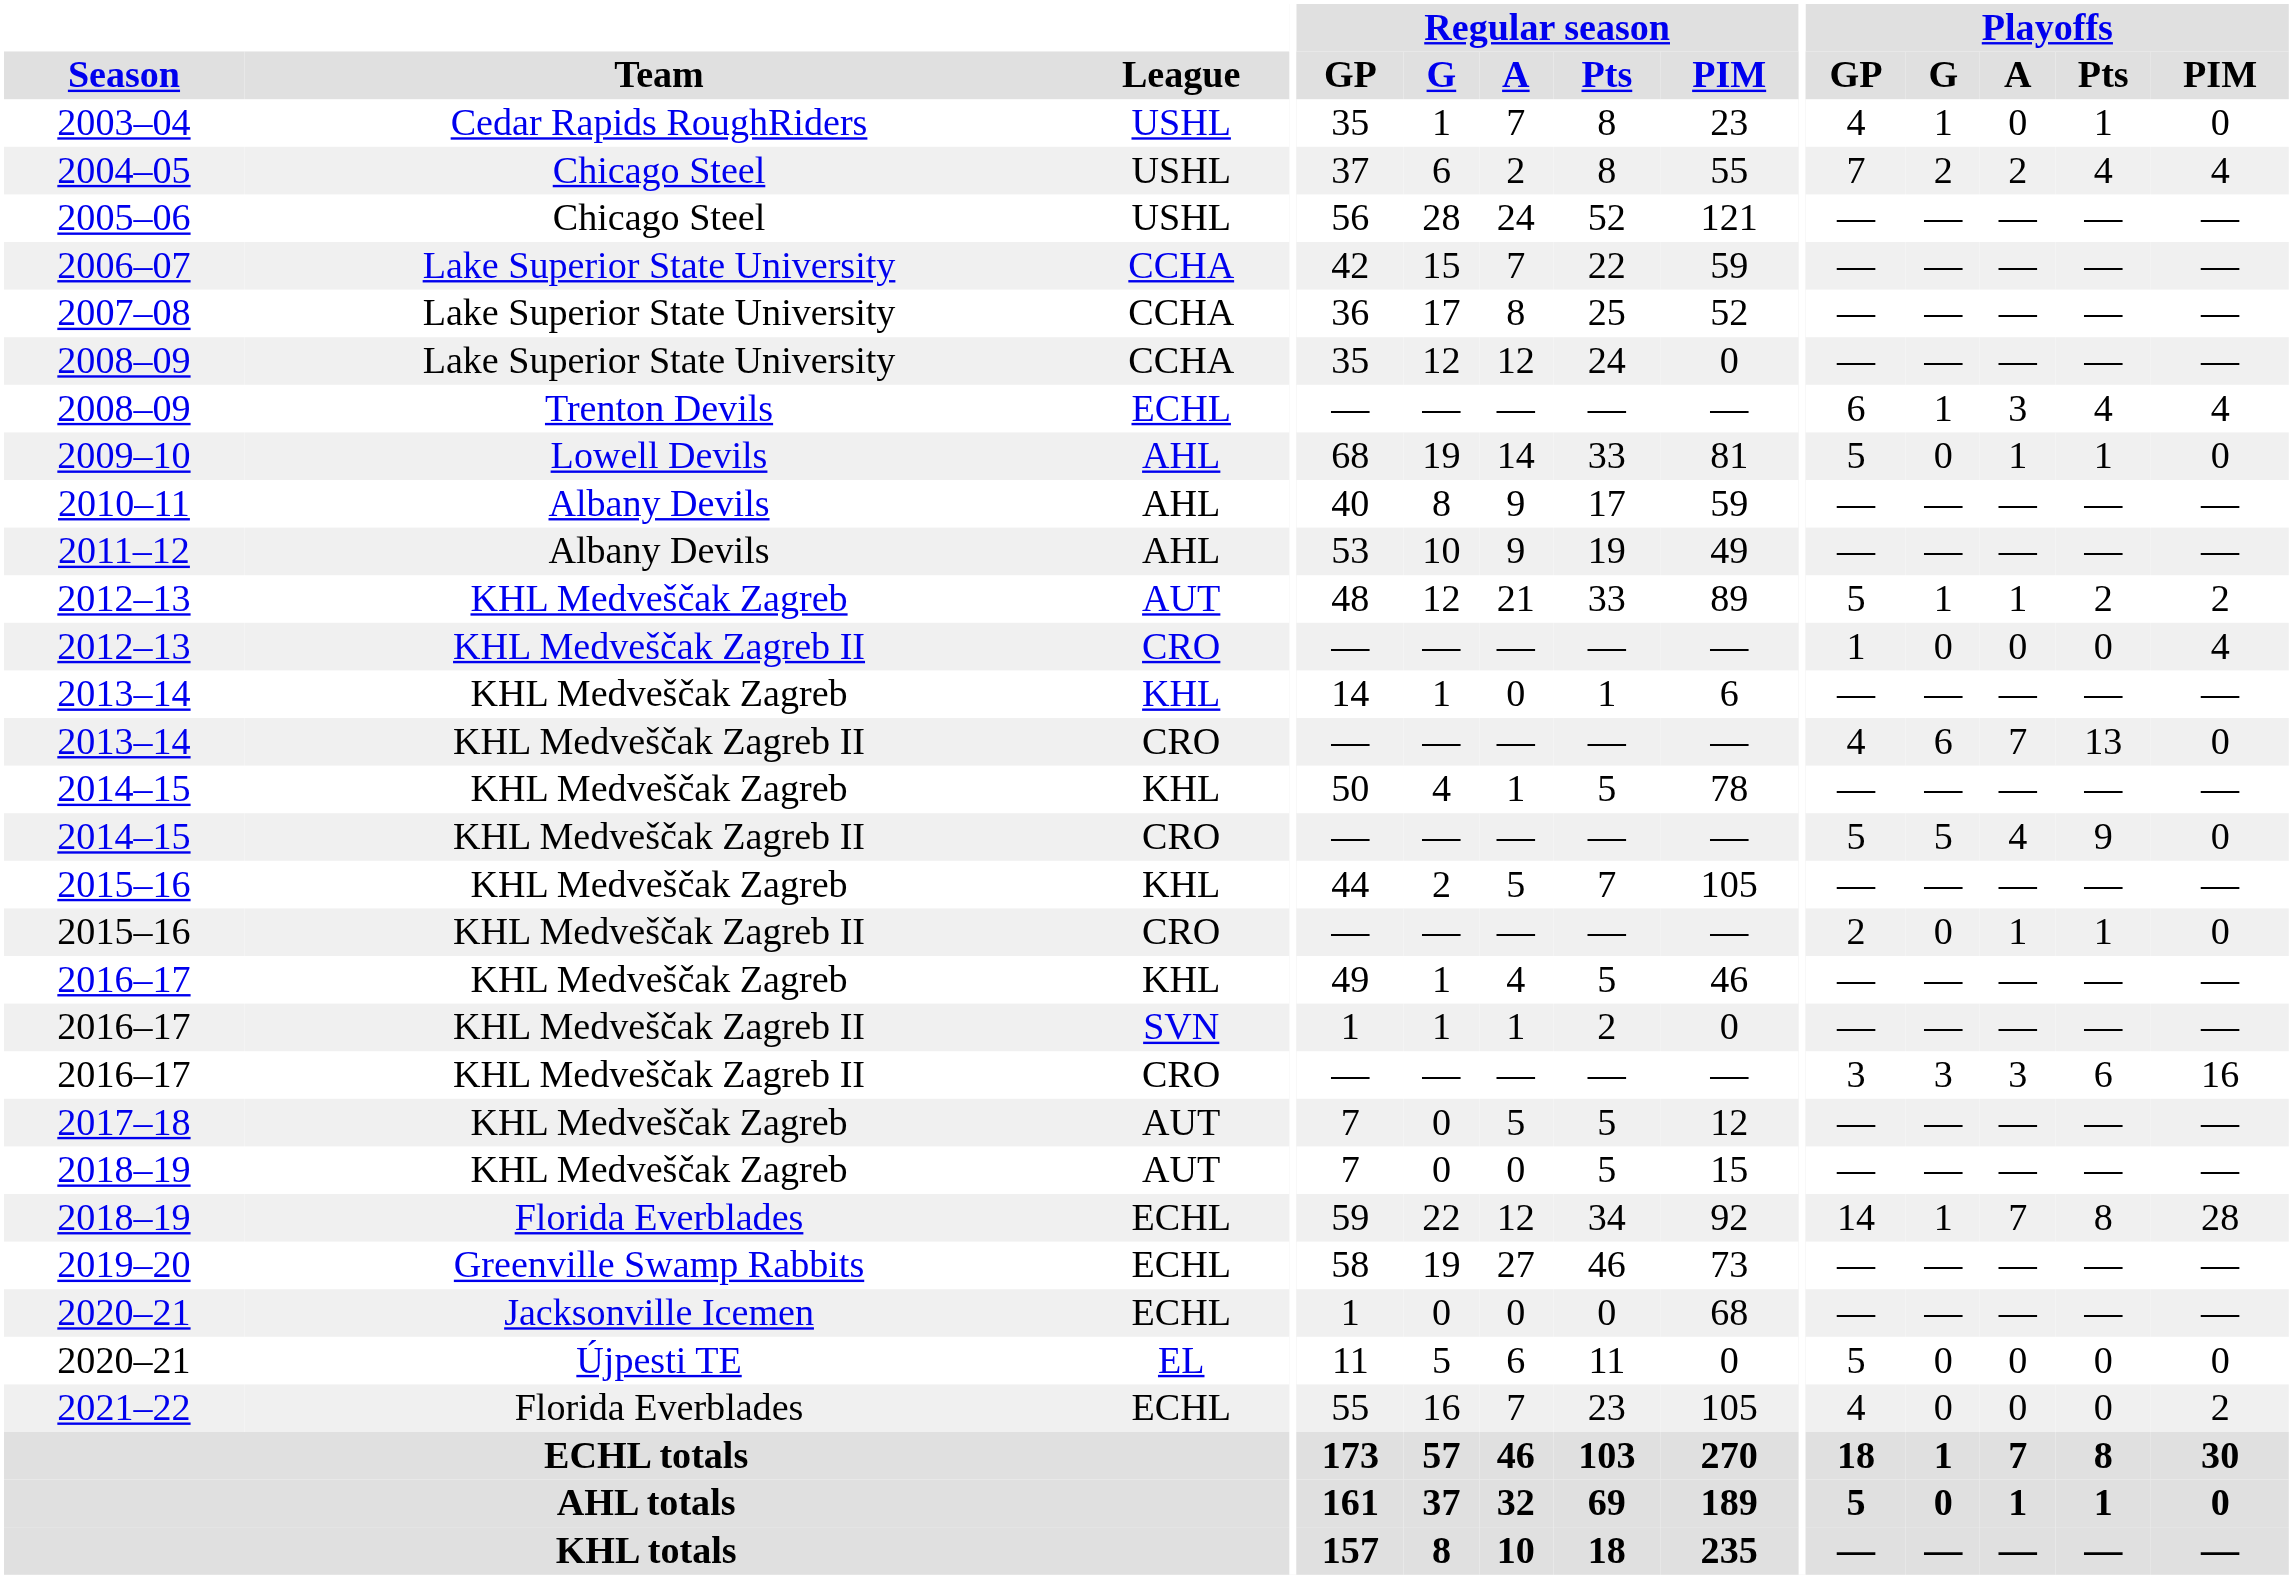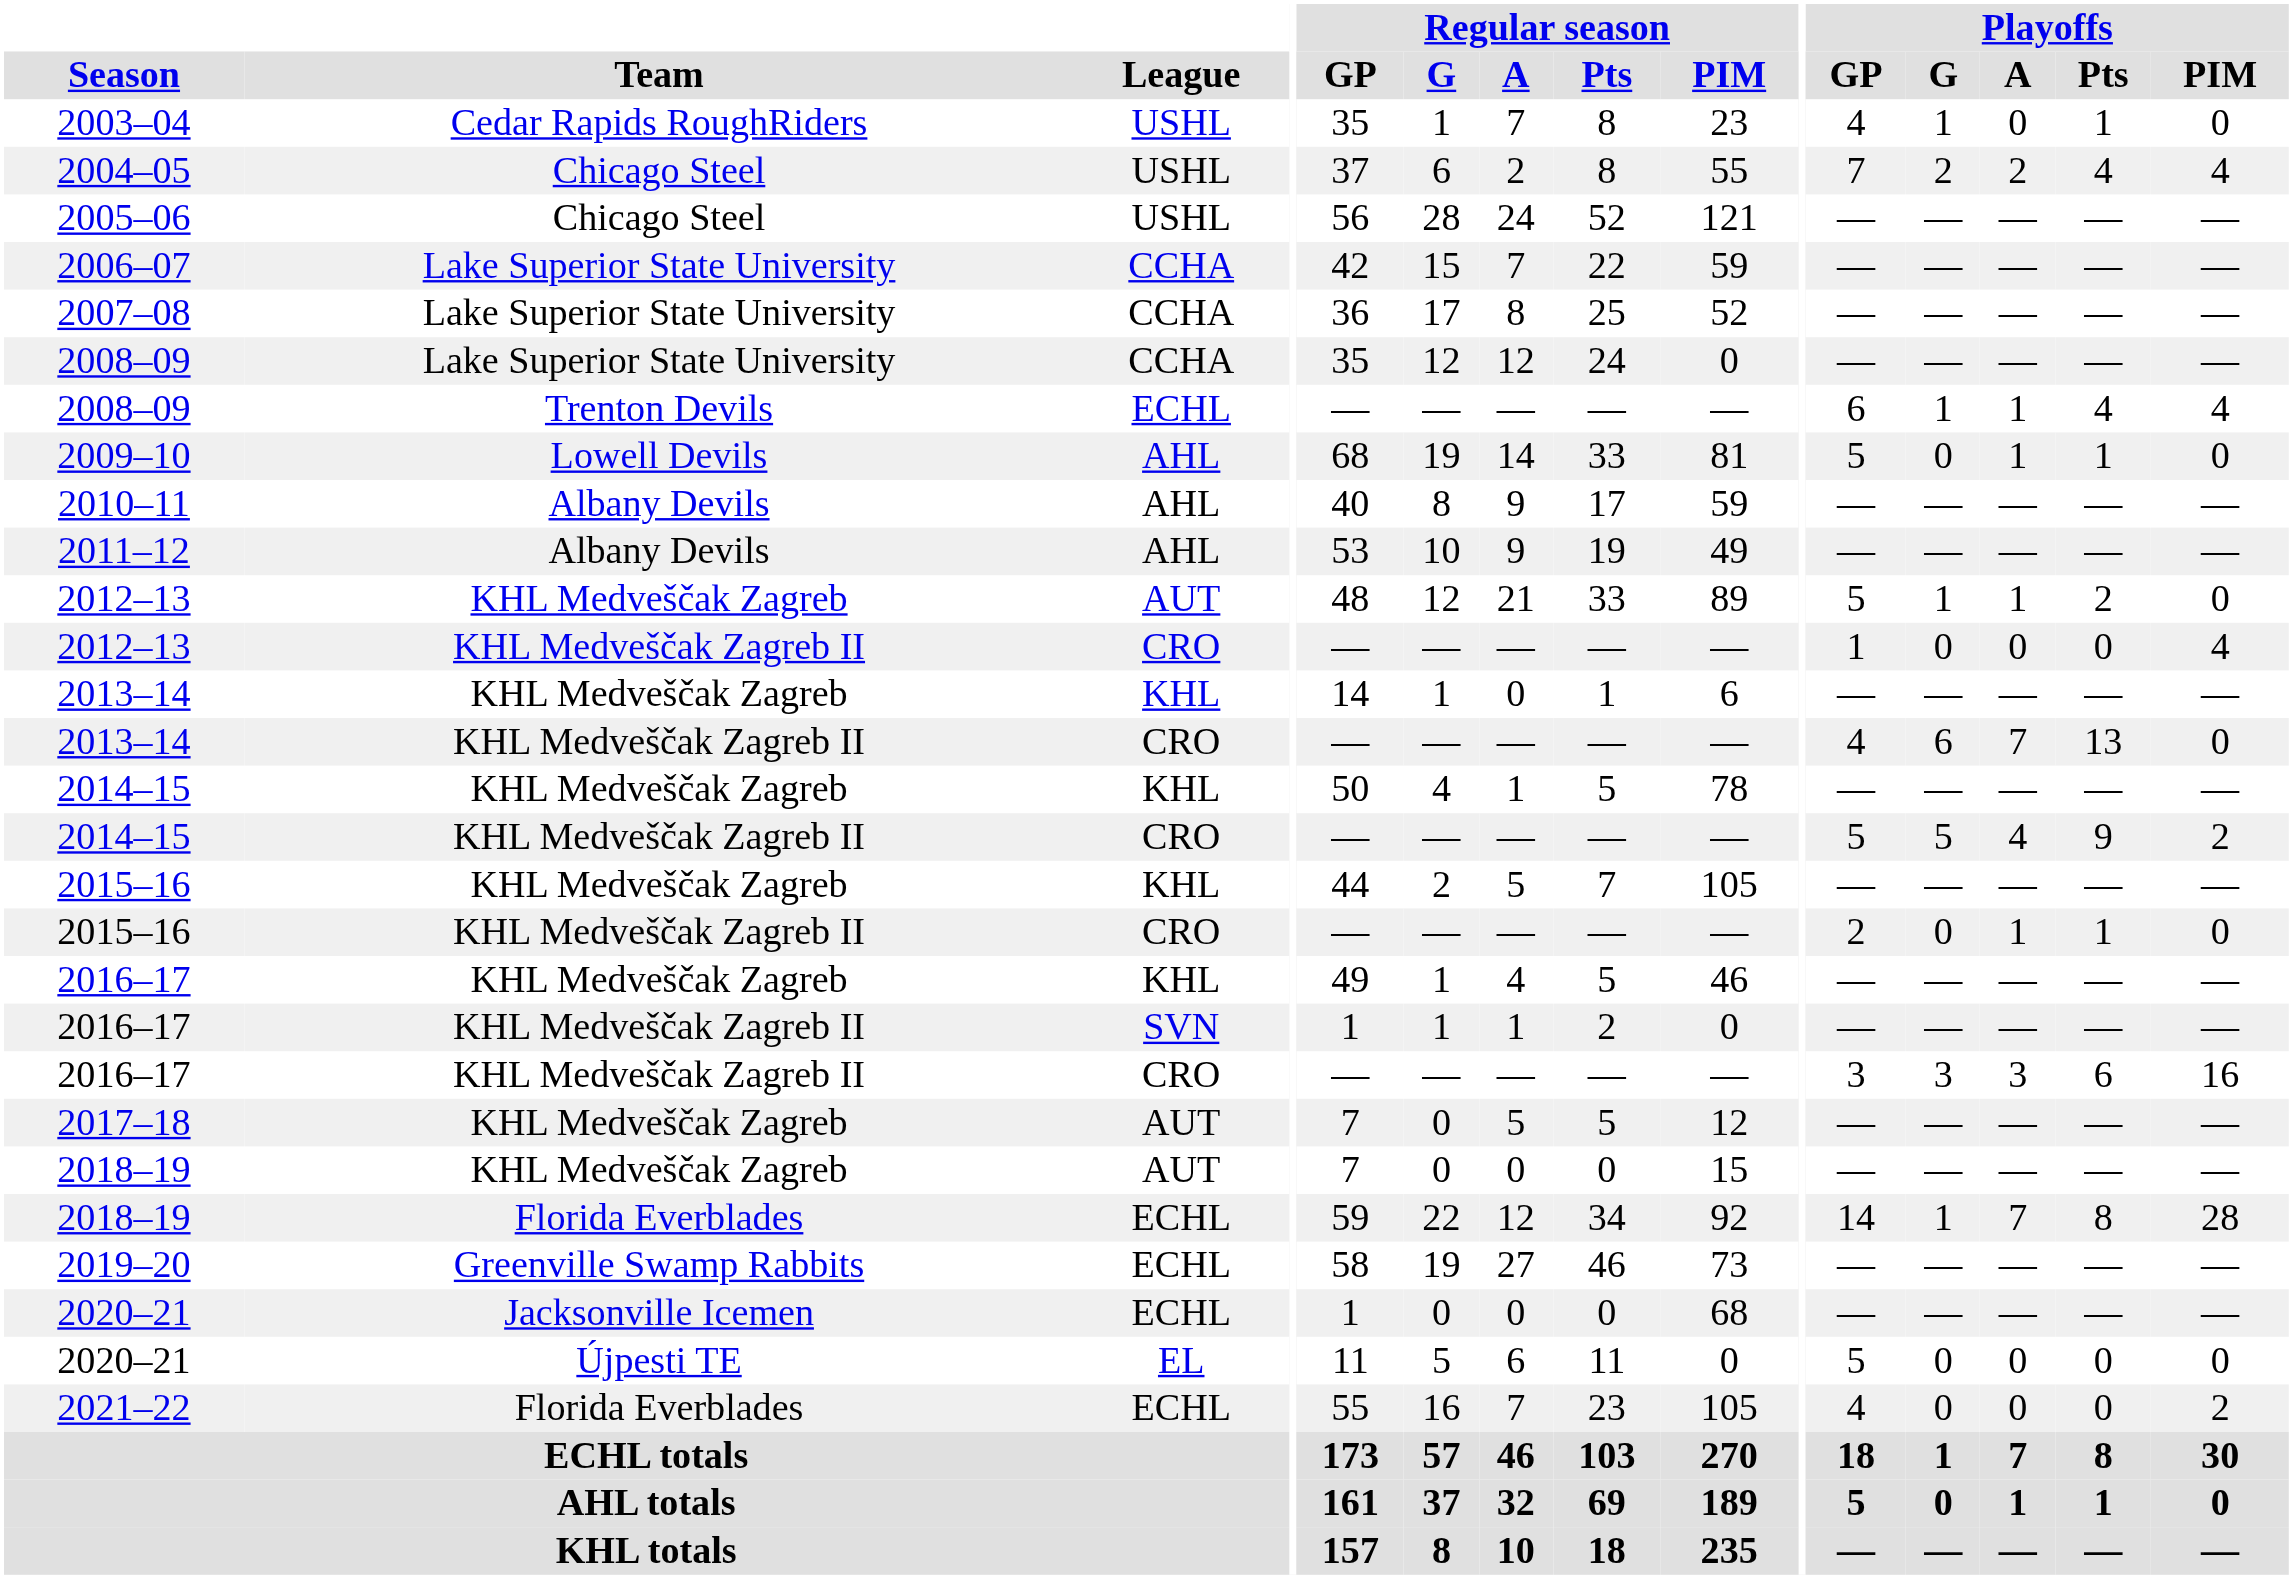(2018, 407) 3 -> (2018, 407) 1
(2220, 598) 2 -> (2220, 598) 0
(2220, 836) 0 -> (2220, 836) 2
(1607, 1169) 5 -> (1607, 1169) 0
